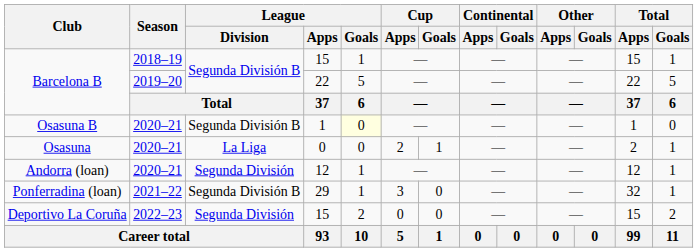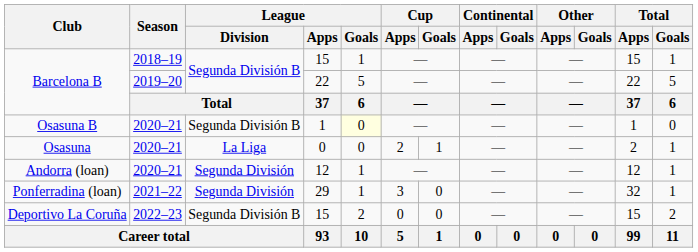(244, 192) Segunda División B -> (244, 192) Segunda División
(244, 214) Segunda División -> (244, 214) Segunda División B
